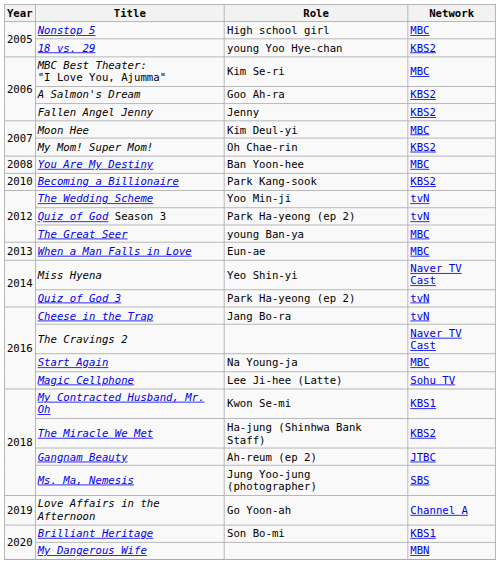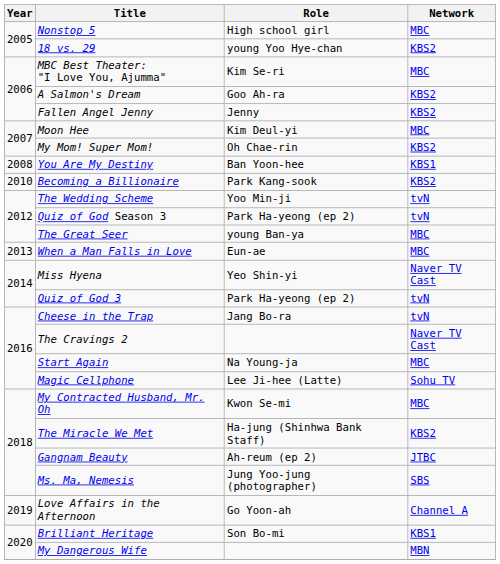(420, 164) MBC -> (423, 164) KBS1
(423, 404) KBS1 -> (420, 404) MBC
